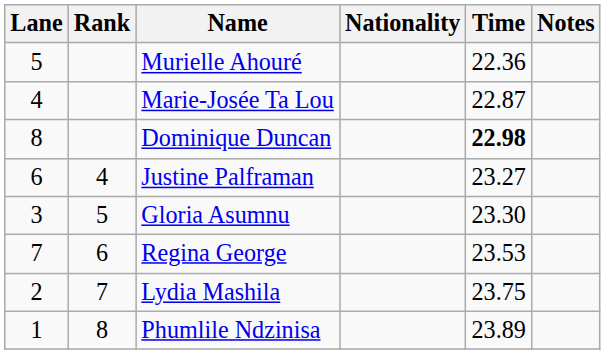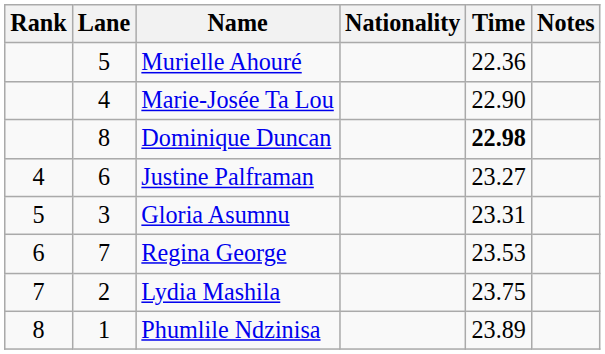columns swapped: (102, 23) <-> (37, 23)
(499, 100) 22.87 -> (499, 100) 22.90
(499, 215) 23.30 -> (499, 215) 23.31
